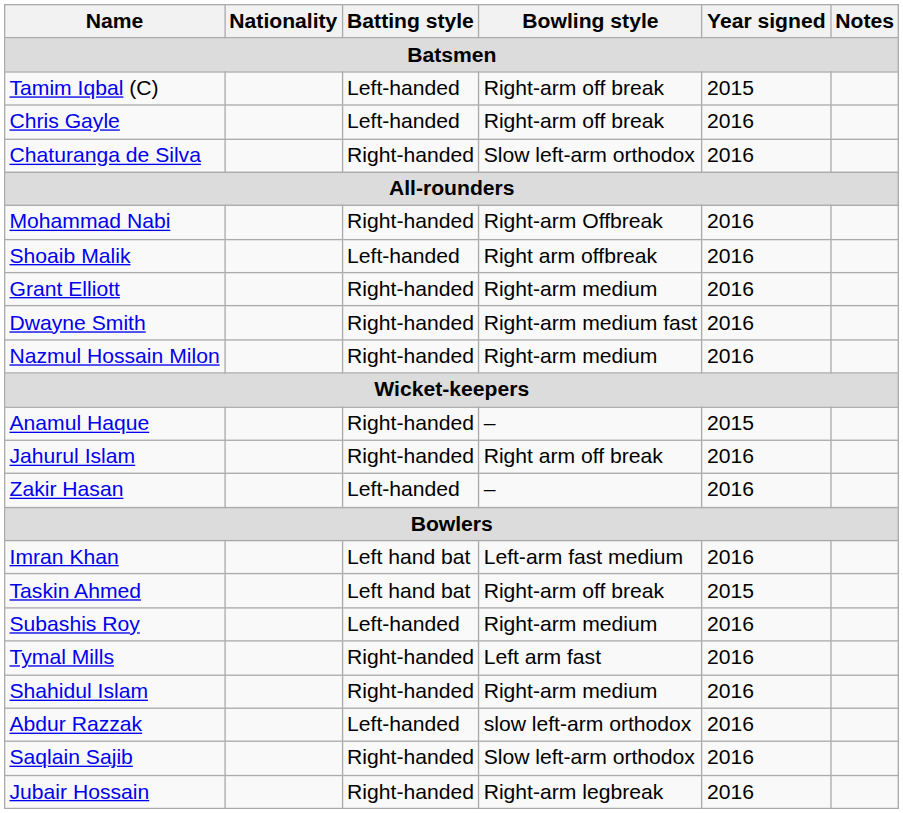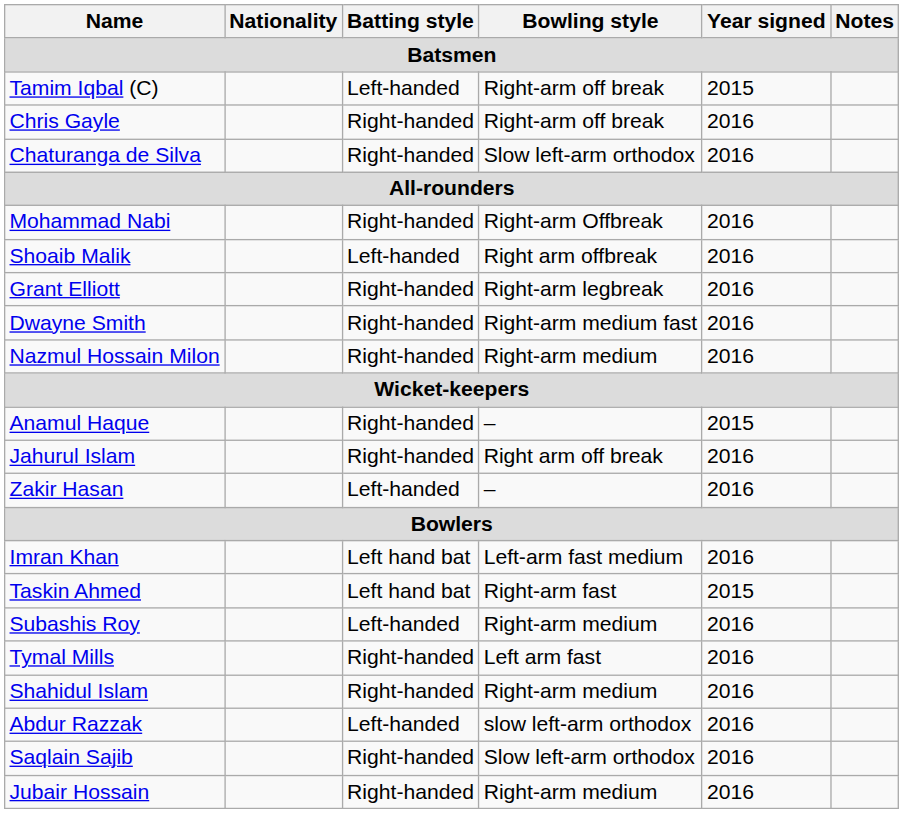(403, 121) Left-handed -> (410, 121) Right-handed
(570, 289) Right-arm medium -> (573, 289) Right-arm legbreak
(574, 590) Right-arm off break -> (550, 590) Right-arm fast
(573, 791) Right-arm legbreak -> (570, 791) Right-arm medium
